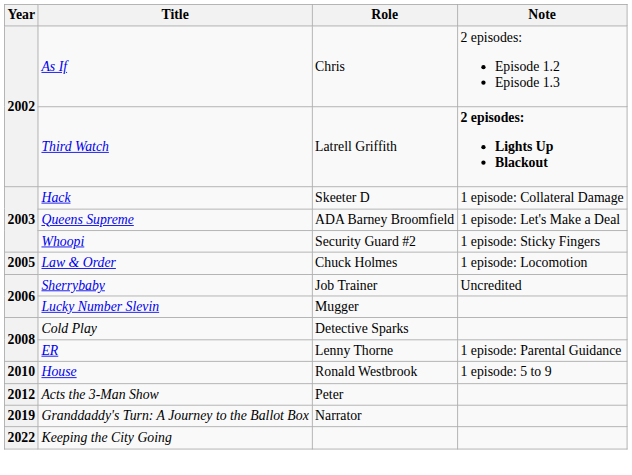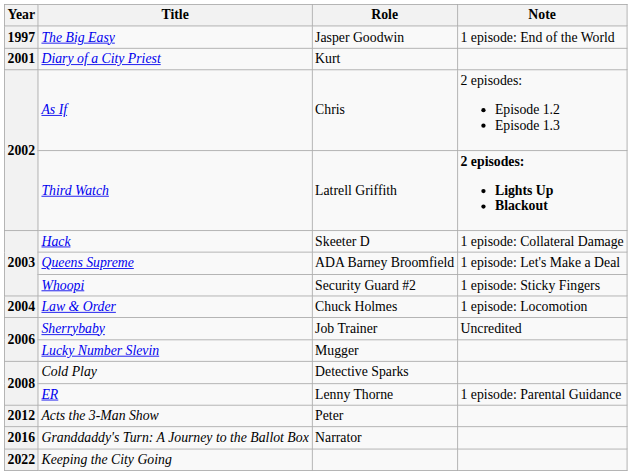+ row: (78, 37)
+ row: (101, 59)
(21, 263) 2005 -> (21, 306) 2004
- row: (59, 372)
(21, 416) 2019 -> (21, 437) 2016
